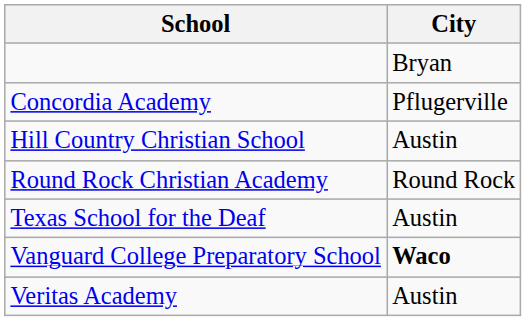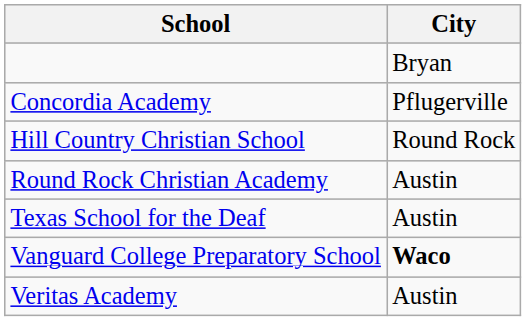(425, 140) Austin -> (454, 140) Round Rock
(454, 179) Round Rock -> (425, 179) Austin
